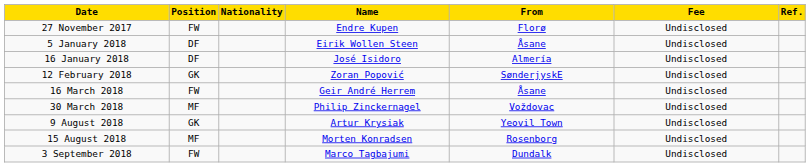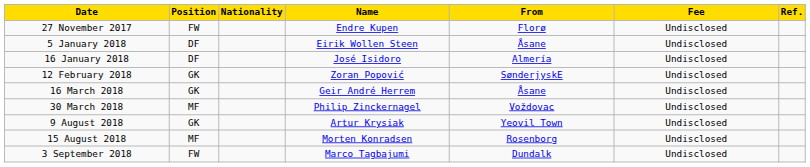(194, 91) FW -> (194, 91) GK
